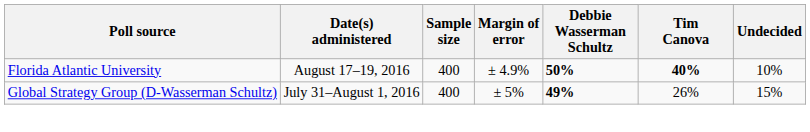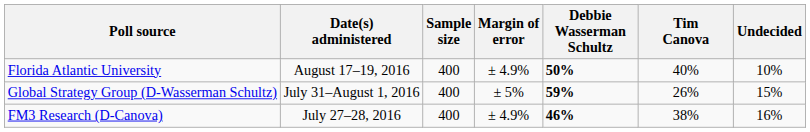(686, 70) bold -> (686, 70) normal
(560, 92) 49% -> (560, 92) 59%
+ row: (85, 115)
